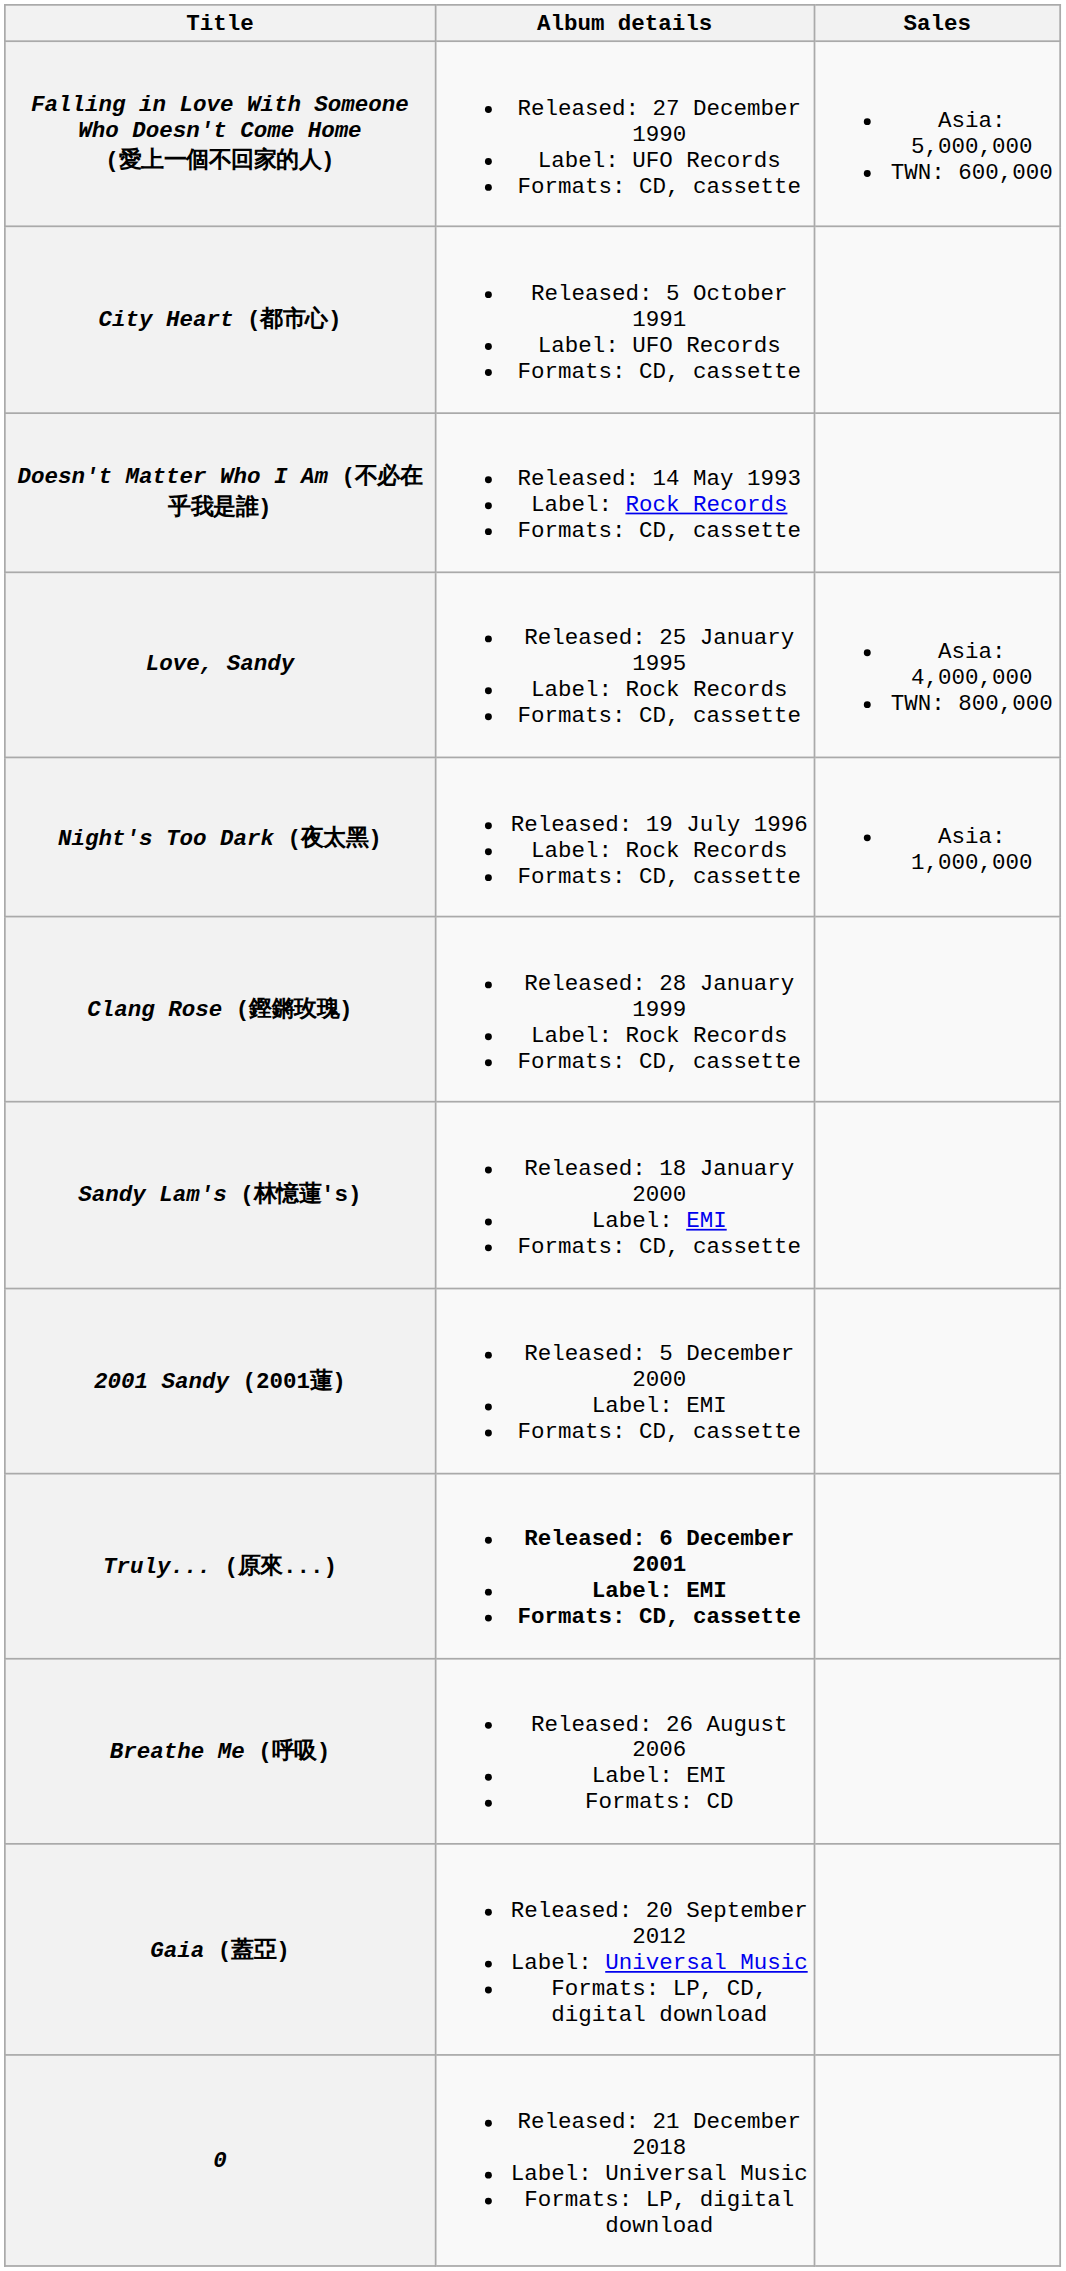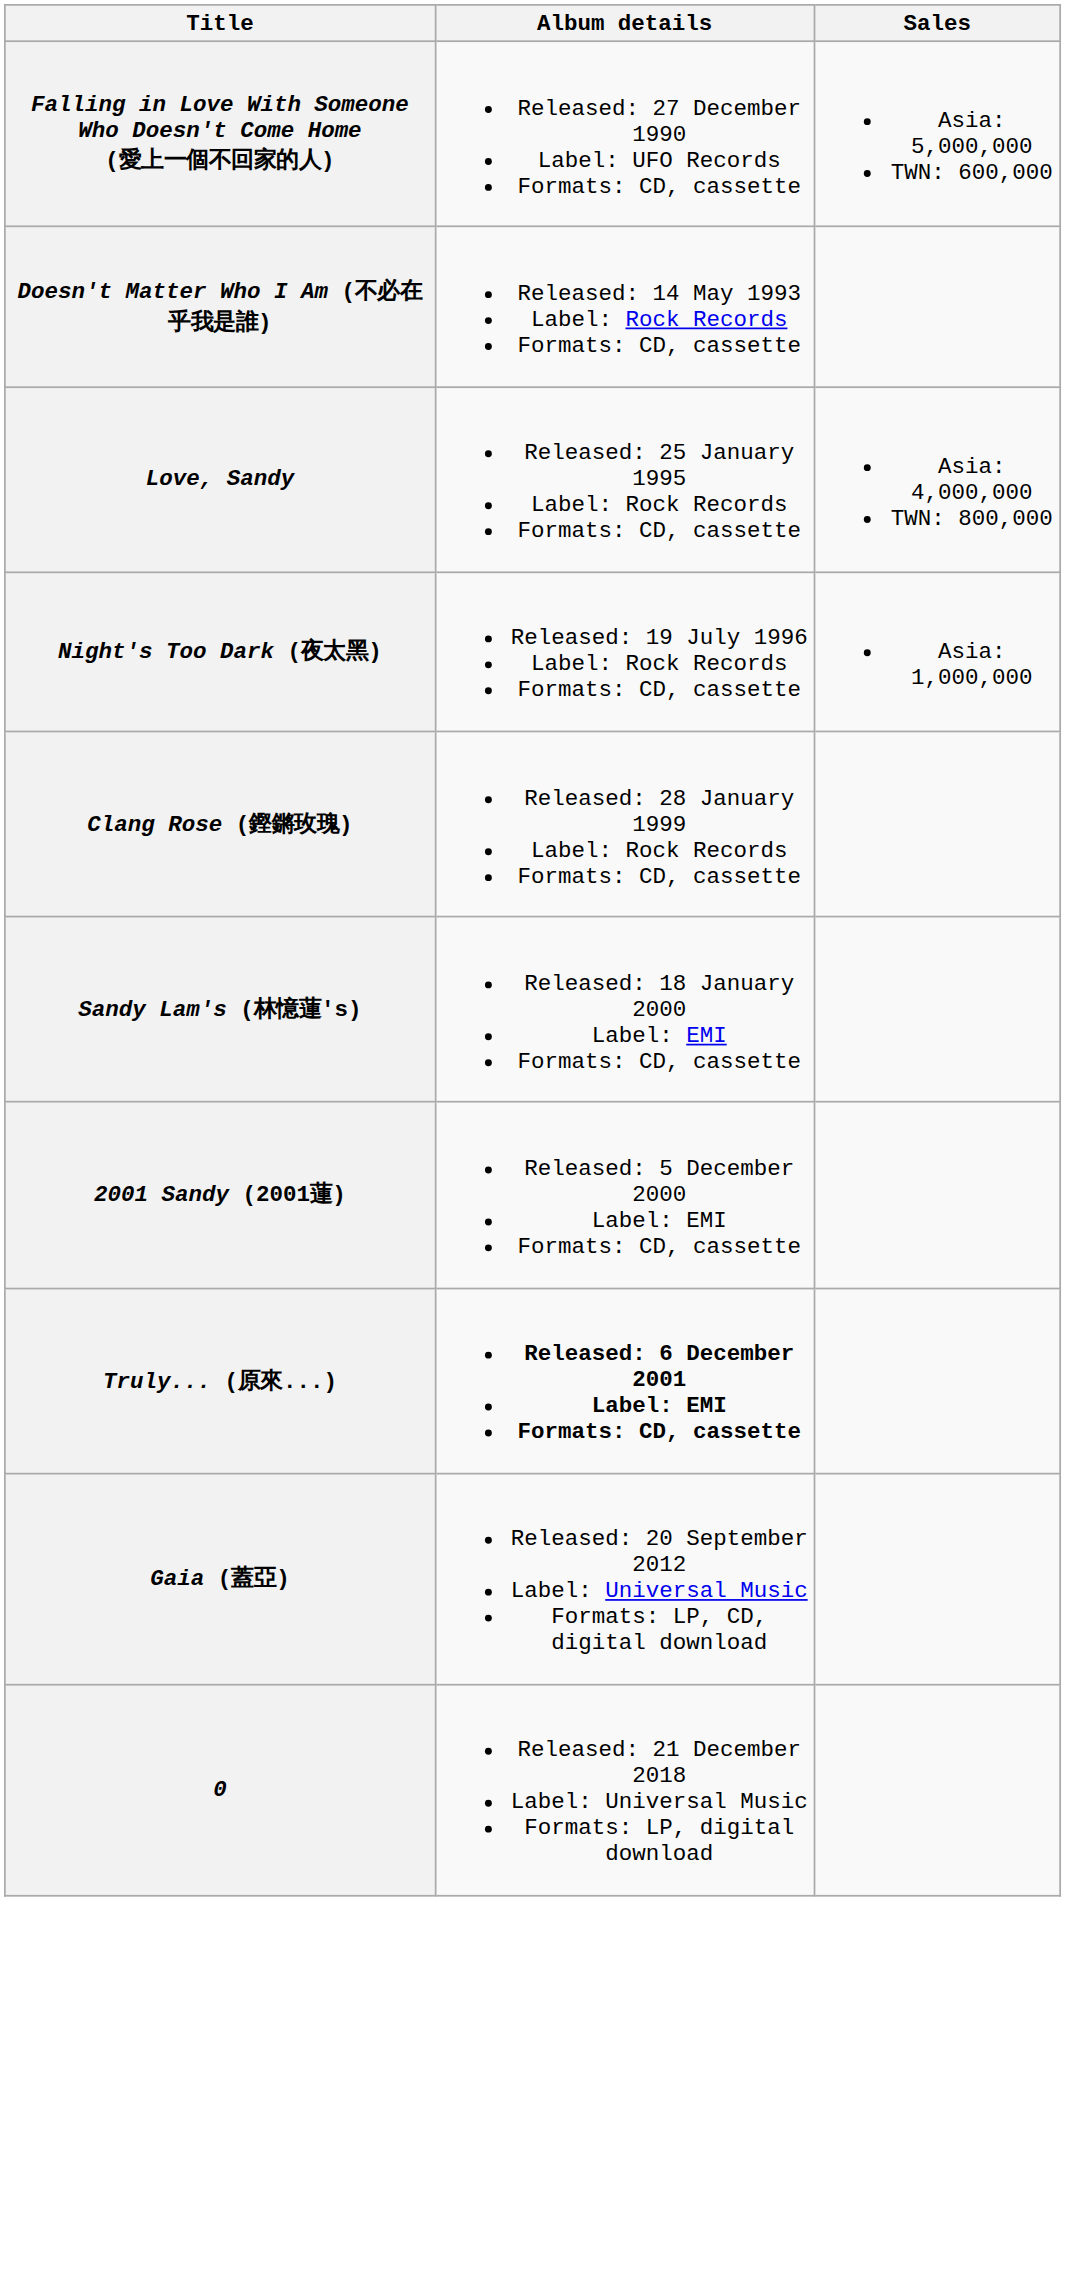- row: (220, 321)
- row: (220, 1752)
